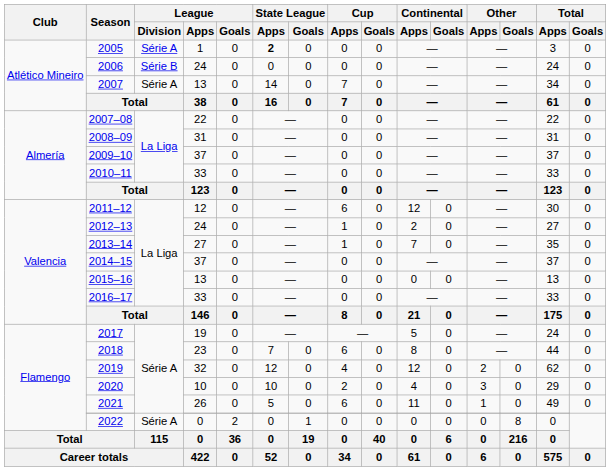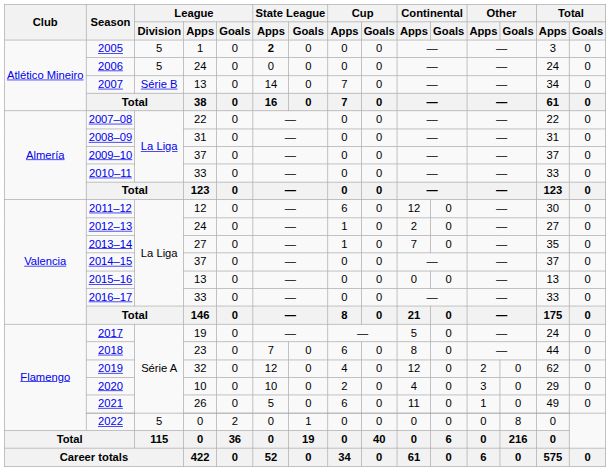(159, 48) Série A -> (159, 48) 5
(159, 66) Série B -> (159, 66) 5
(159, 84) Série A -> (159, 84) Série B
(159, 421) Série A -> (159, 421) 5
